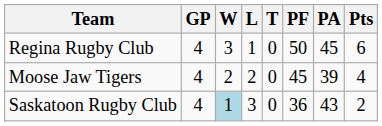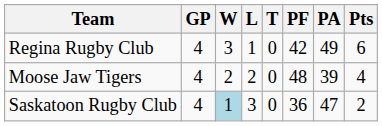(298, 47) 50 -> (298, 47) 42
(329, 47) 45 -> (329, 47) 49
(298, 76) 45 -> (298, 76) 48
(329, 105) 43 -> (329, 105) 47
